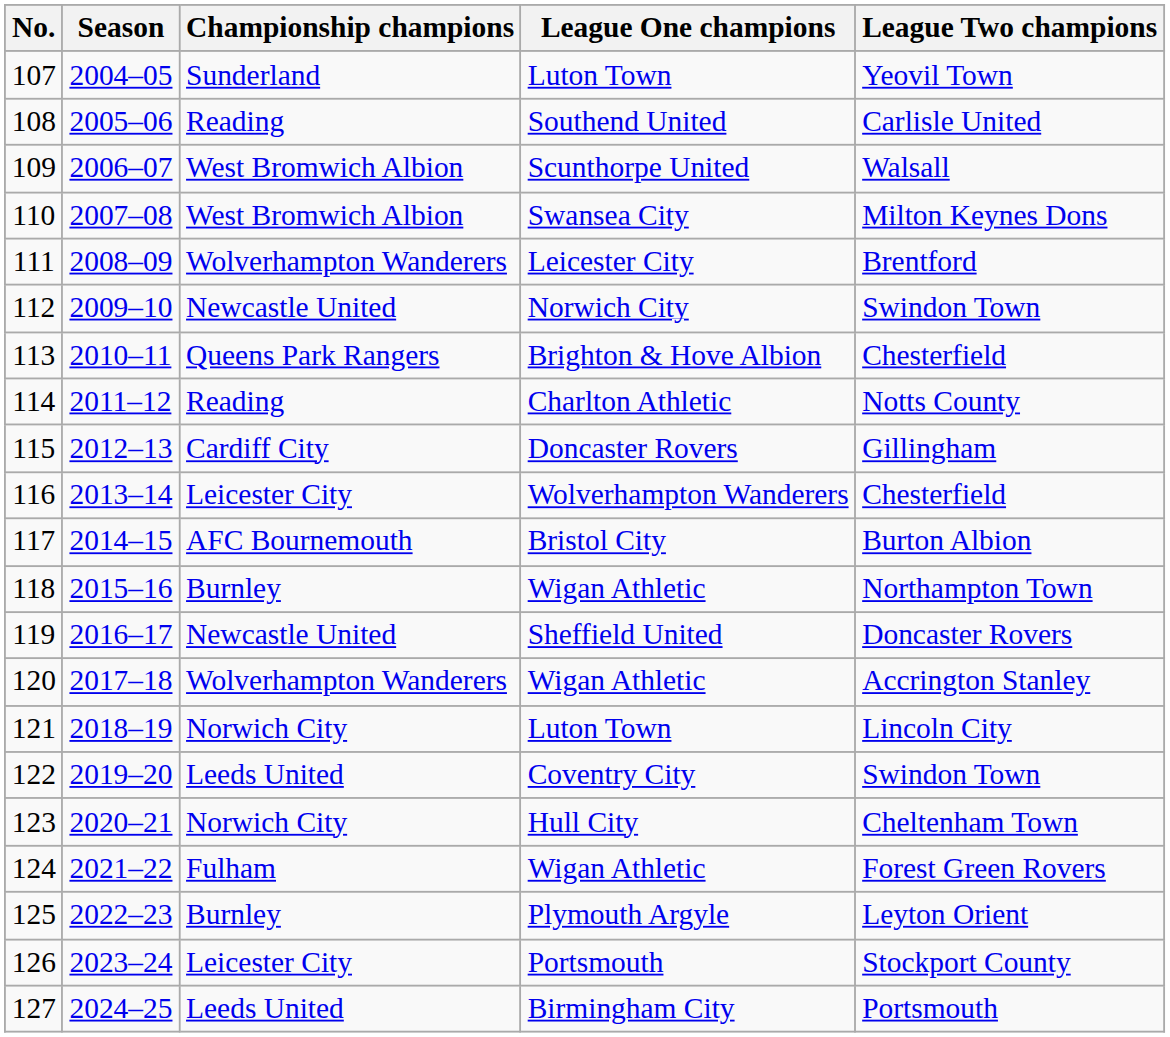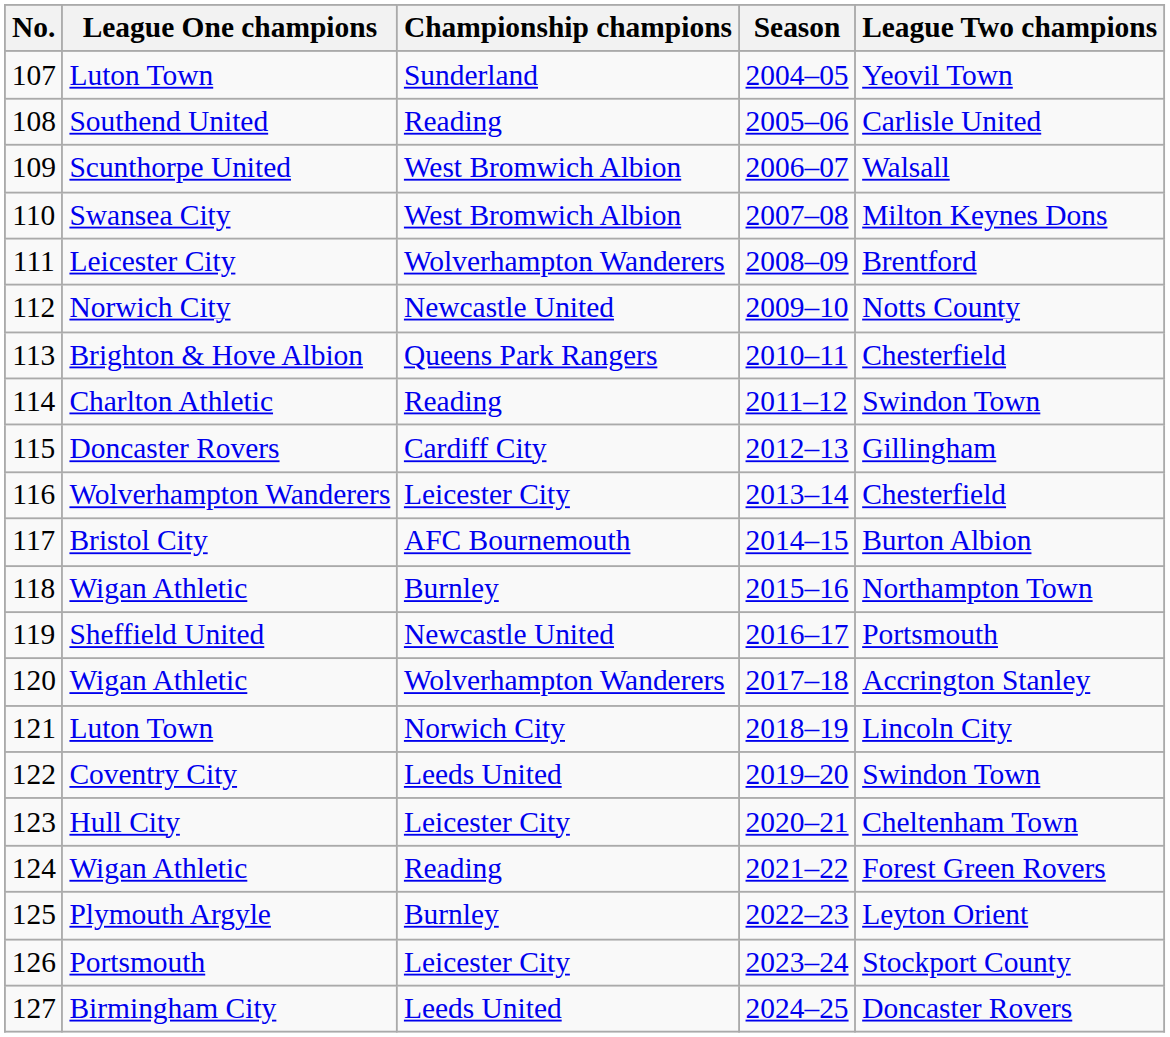columns swapped: (121, 27) <-> (688, 27)
(951, 307) Swindon Town -> (941, 307) Notts County
(941, 401) Notts County -> (951, 401) Swindon Town
(967, 634) Doncaster Rovers -> (930, 634) Portsmouth
(267, 821) Norwich City -> (487, 821) Leicester City
(231, 868) Fulham -> (453, 868) Reading
(930, 1008) Portsmouth -> (967, 1008) Doncaster Rovers
